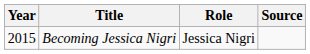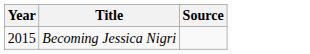- column: (219, 15)
